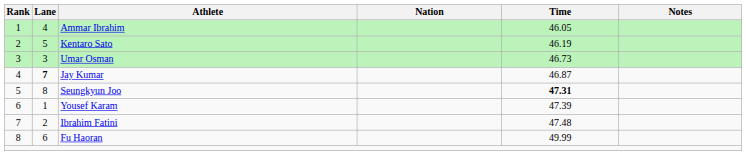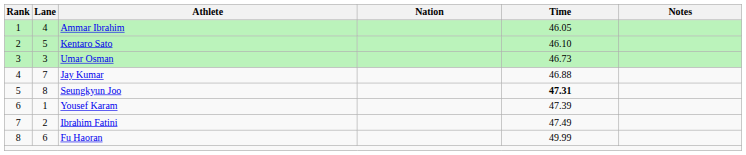(560, 43) 46.19 -> (560, 43) 46.10
(45, 75) bold -> (45, 75) normal
(560, 75) 46.87 -> (560, 75) 46.88
(560, 122) 47.48 -> (560, 122) 47.49
